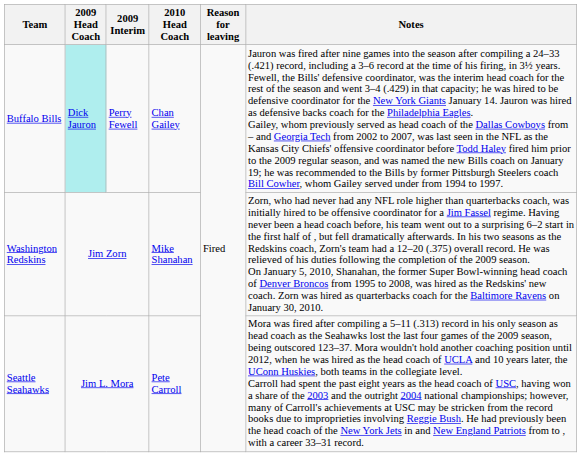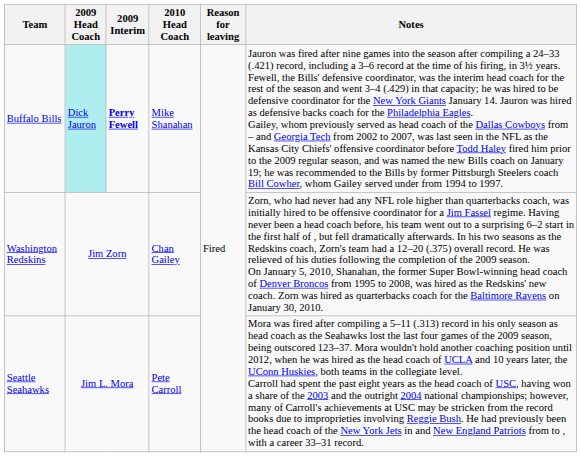(123, 118) normal -> (123, 118) bold
(166, 118) Chan Gailey -> (172, 118) Mike Shanahan
(172, 254) Mike Shanahan -> (166, 254) Chan Gailey
